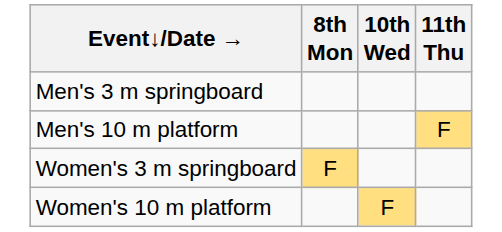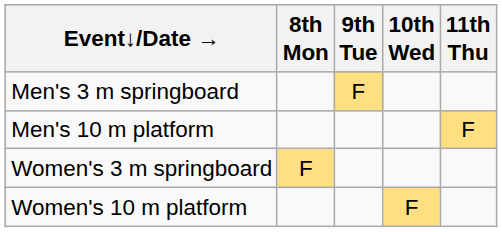+ column: (358, 38)
